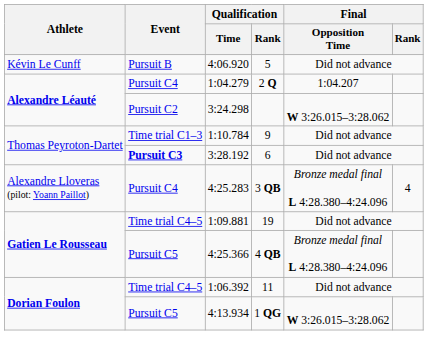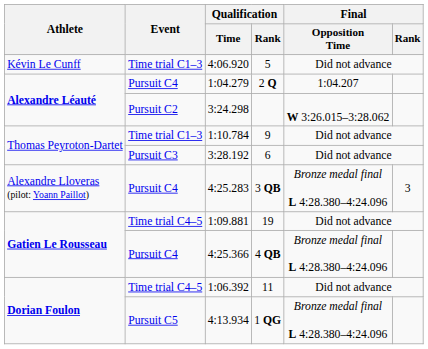(150, 64) Pursuit B -> (165, 64) Time trial C1–3
(155, 155) bold -> (153, 155) normal
(408, 188) 4 -> (408, 188) 3
(153, 254) Pursuit C5 -> (153, 254) Pursuit C4
(338, 320) W 3:26.015–3:28.062 -> (338, 320) Bronze medal final L 4:28.380–4:24.096
